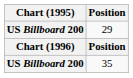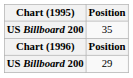rows swapped: (107, 30) <-> (107, 64)
